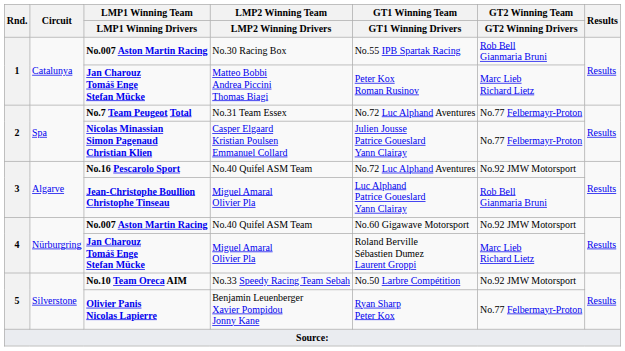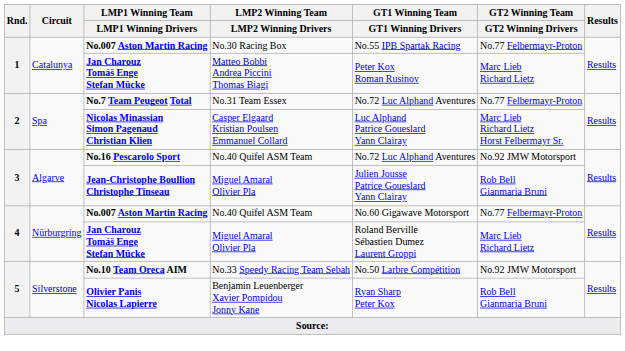(513, 50) Rob Bell Gianmaria Bruni -> (531, 45) No.77 Felbermayr-Proton
(390, 140) Julien Jousse Patrice Goueslard Yann Clairay -> (390, 129) Luc Alphand Patrice Goueslard Yann Clairay
(531, 140) No.77 Felbermayr-Proton -> (522, 129) Marc Lieb Richard Lietz Horst Felbermayr Sr.
(390, 197) Luc Alphand Patrice Goueslard Yann Clairay -> (390, 185) Julien Jousse Patrice Goueslard Yann Clairay
(528, 225) No.92 JMW Motorsport -> (531, 213) No.77 Felbermayr-Proton
(531, 309) No.77 Felbermayr-Proton -> (513, 297) Rob Bell Gianmaria Bruni
